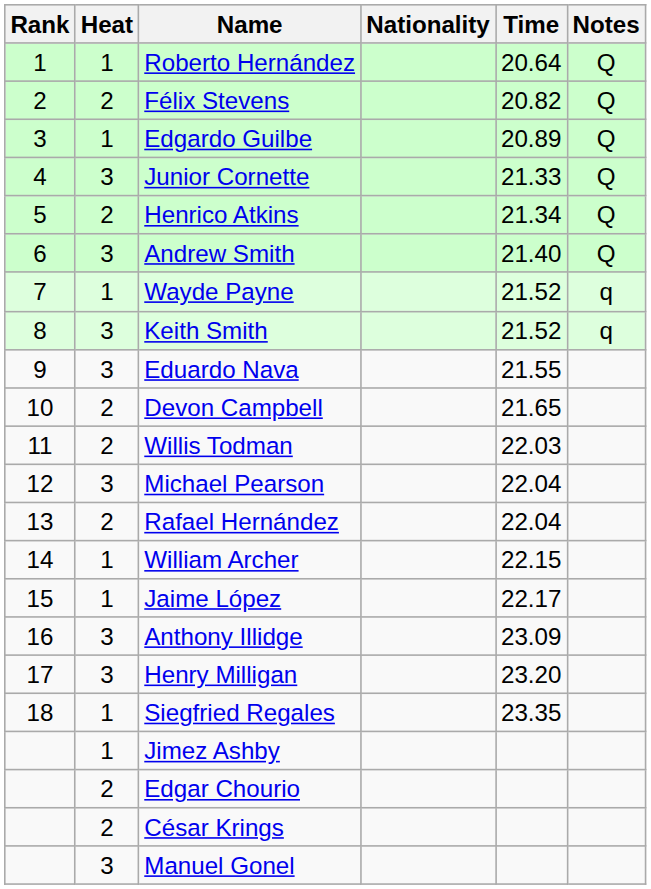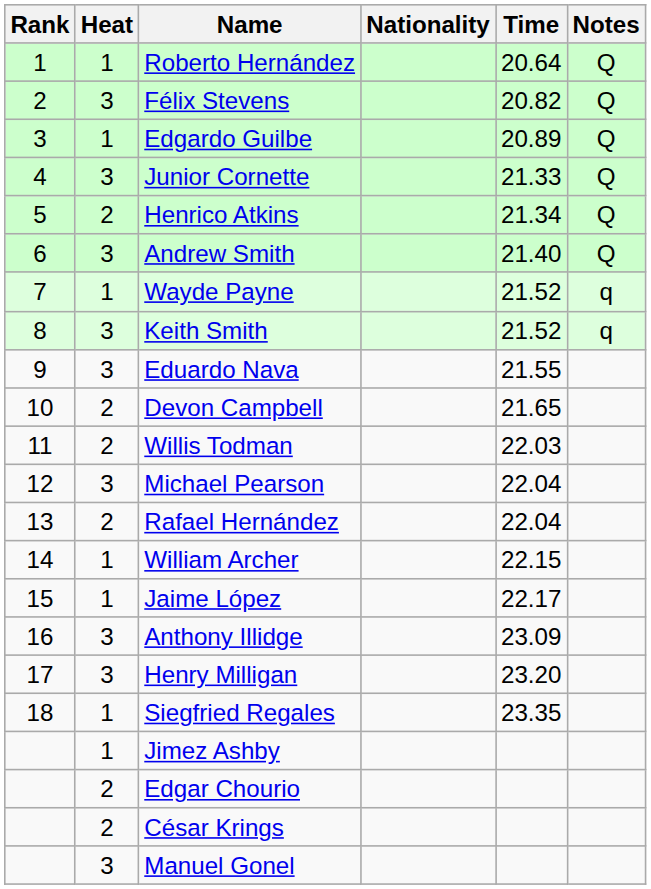(107, 101) 2 -> (107, 101) 3
